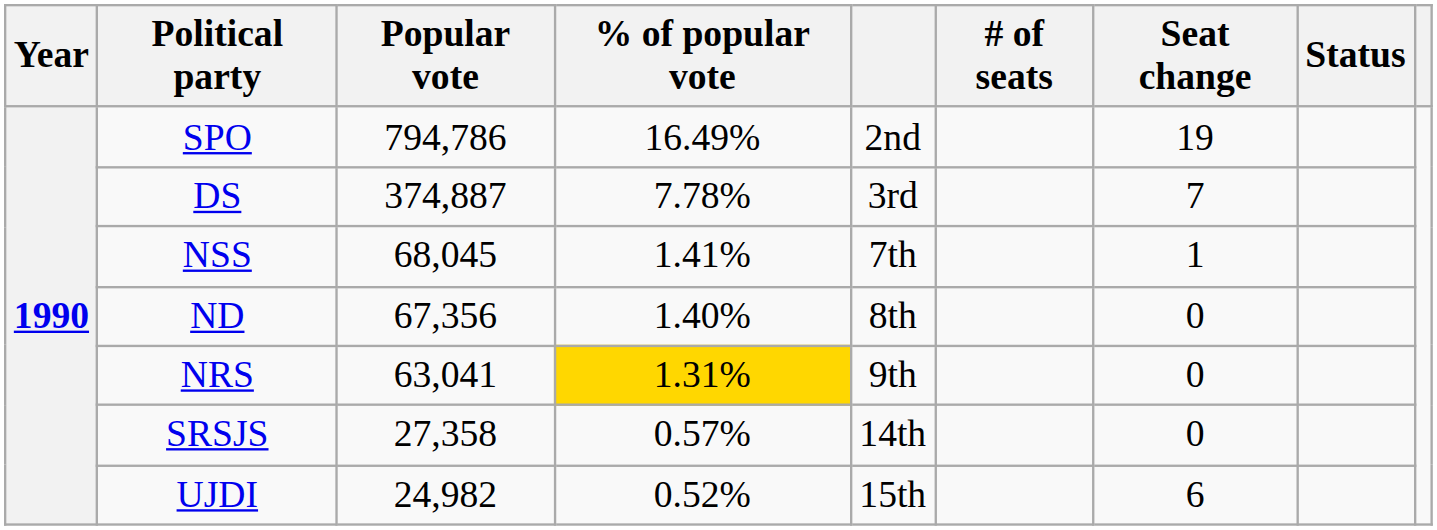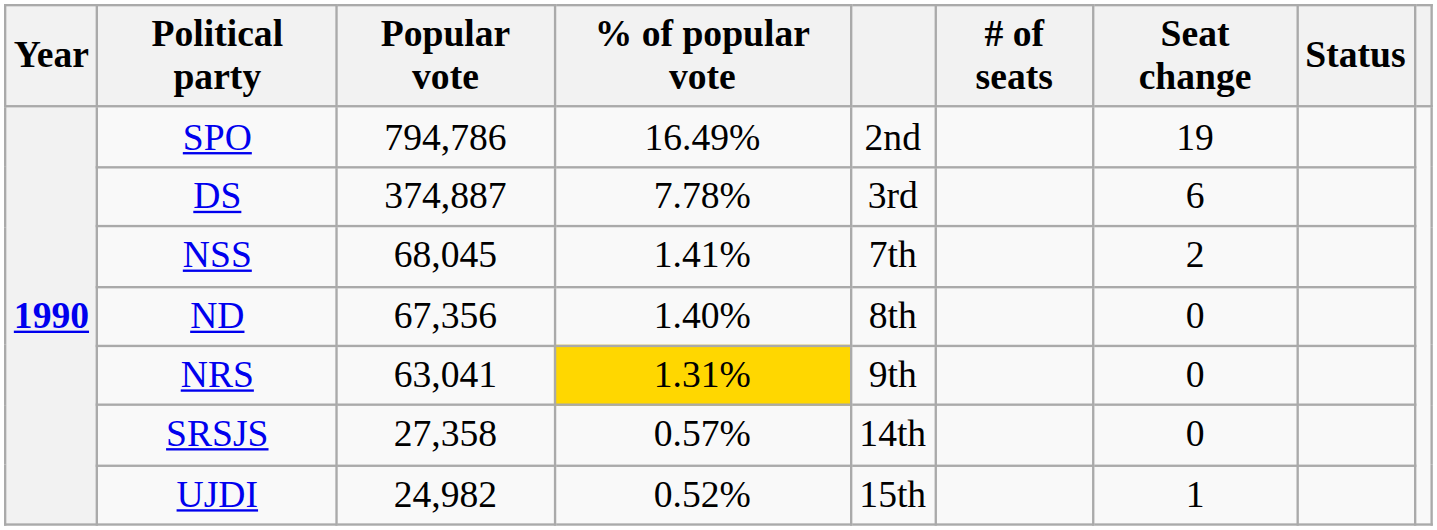(1195, 195) 7 -> (1195, 195) 6
(1195, 255) 1 -> (1195, 255) 2
(1195, 494) 6 -> (1195, 494) 1
